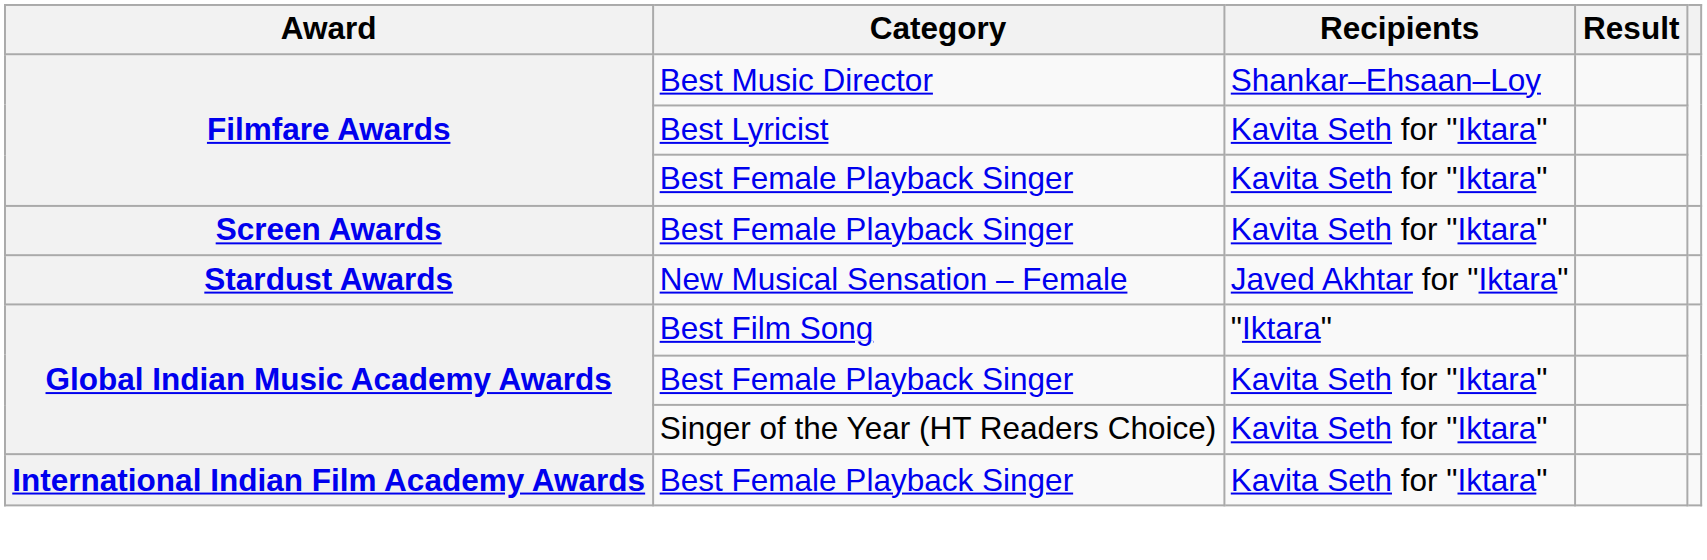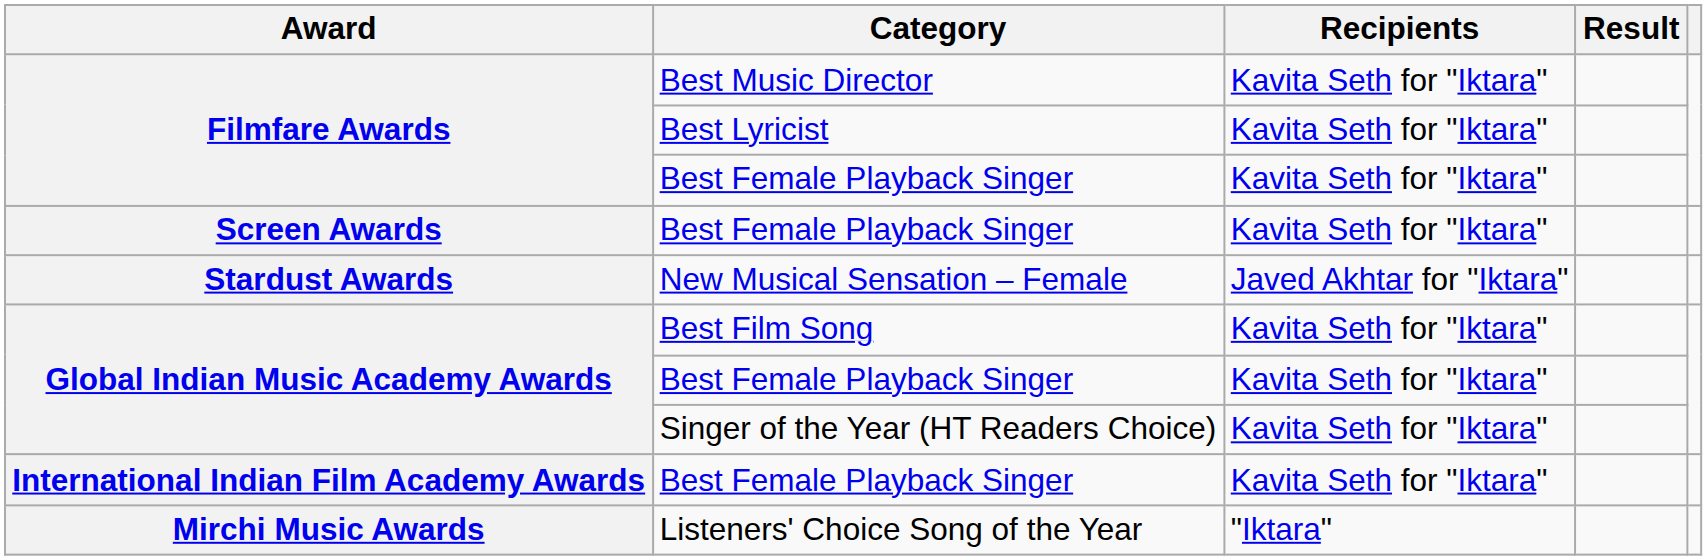(1386, 79) Shankar–Ehsaan–Loy -> (1389, 79) Kavita Seth for "Iktara"
(1281, 329) "Iktara" -> (1389, 329) Kavita Seth for "Iktara"
+ row: (329, 529)
